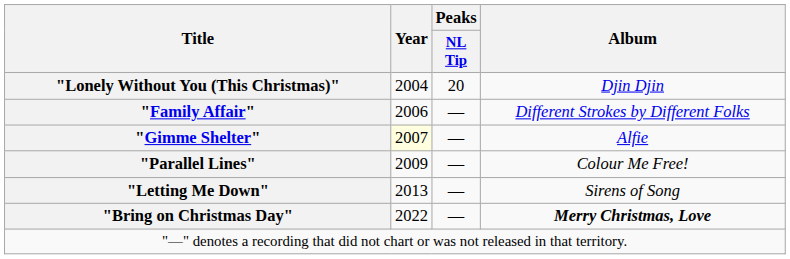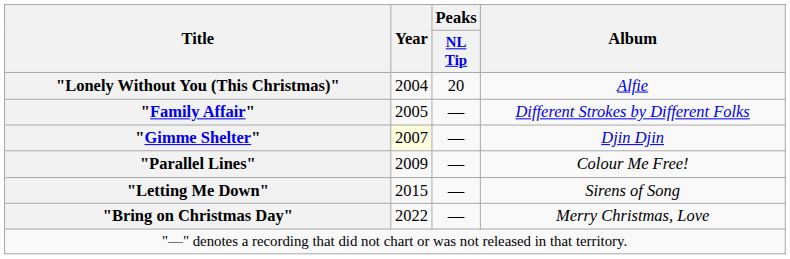(633, 85) Djin Djin -> (633, 85) Alfie
(411, 111) 2006 -> (411, 111) 2005
(633, 137) Alfie -> (633, 137) Djin Djin
(411, 190) 2013 -> (411, 190) 2015
(633, 216) bold -> (633, 216) normal
